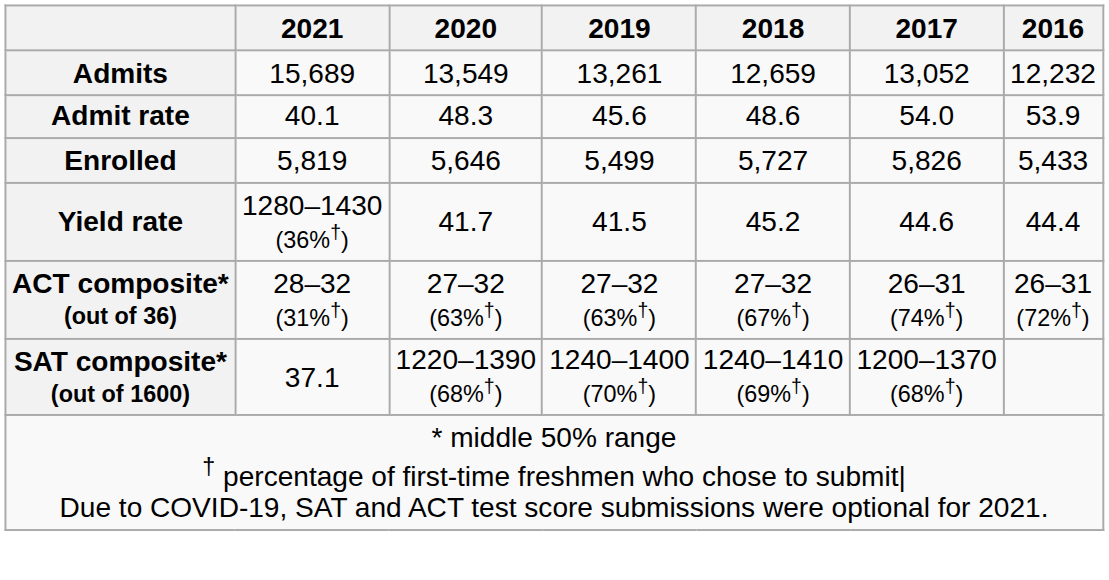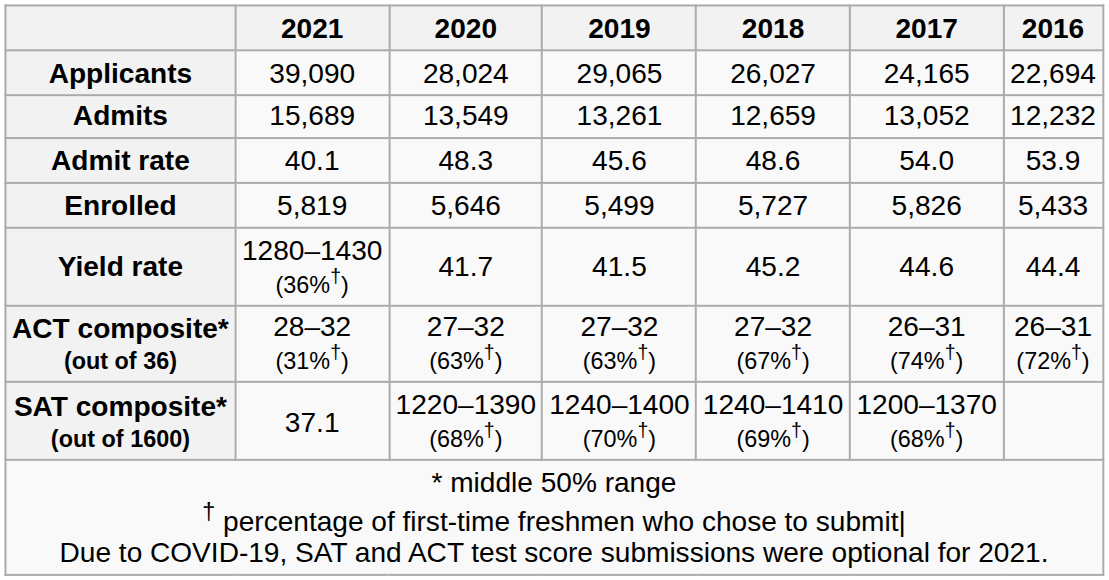+ row: (120, 72)
